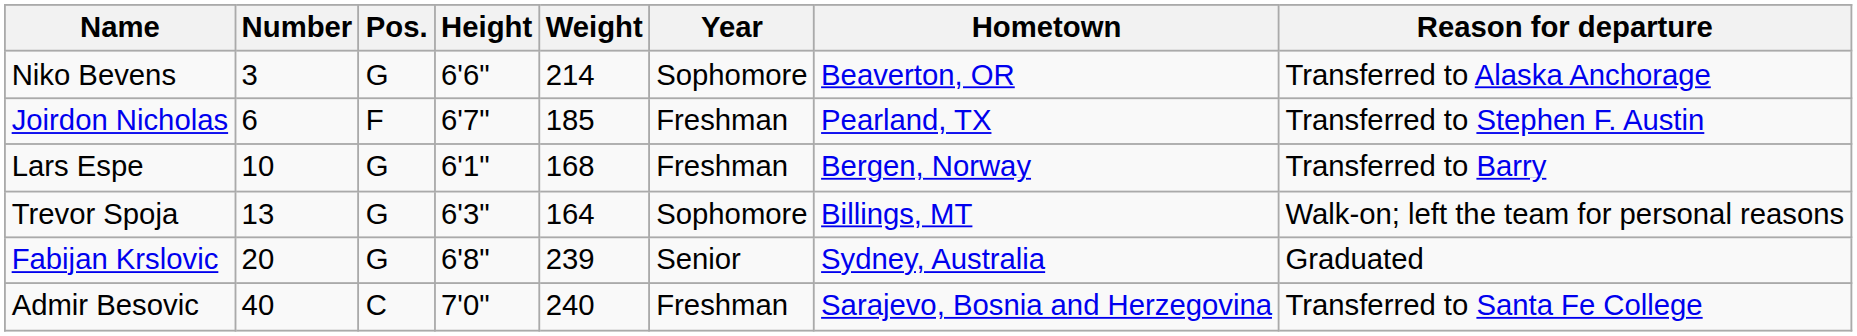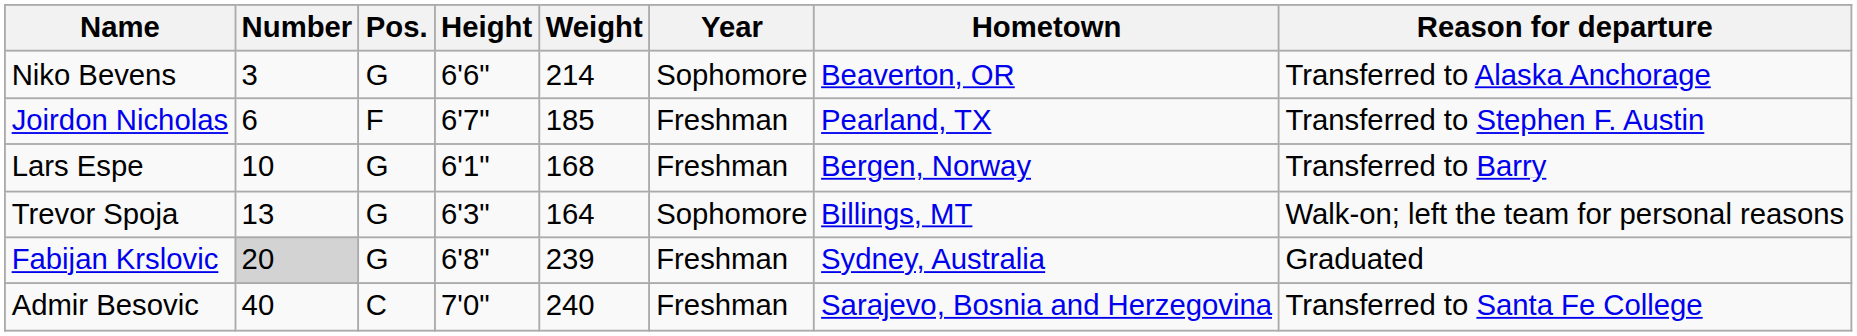(258, 259) no background -> (258, 259) lightgrey background
(699, 259) Senior -> (722, 259) Freshman
